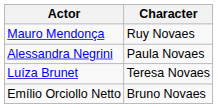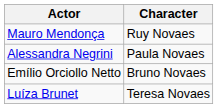rows swapped: (43, 73) <-> (64, 93)
